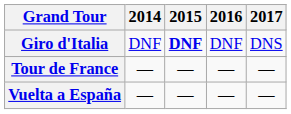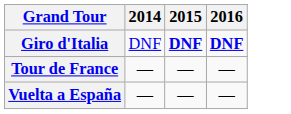- column: (266, 17)
(226, 43) normal -> (227, 43) bold
